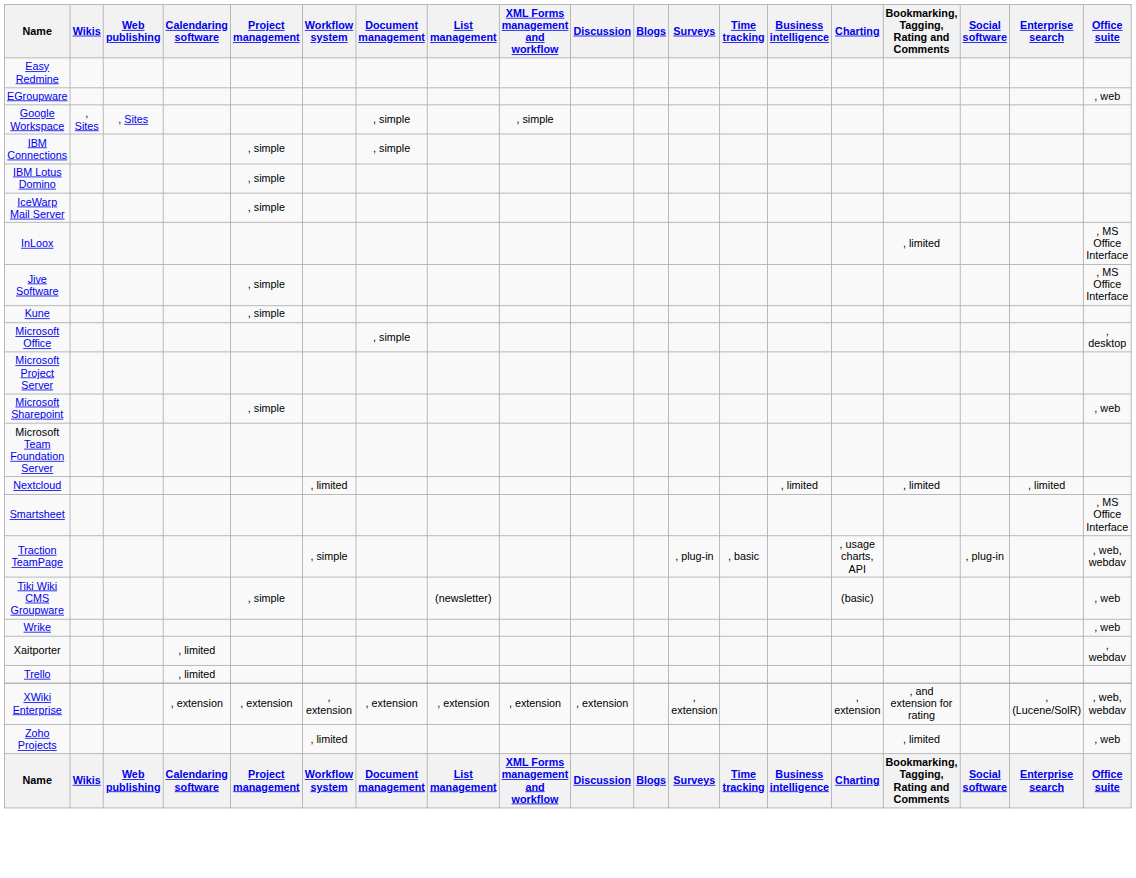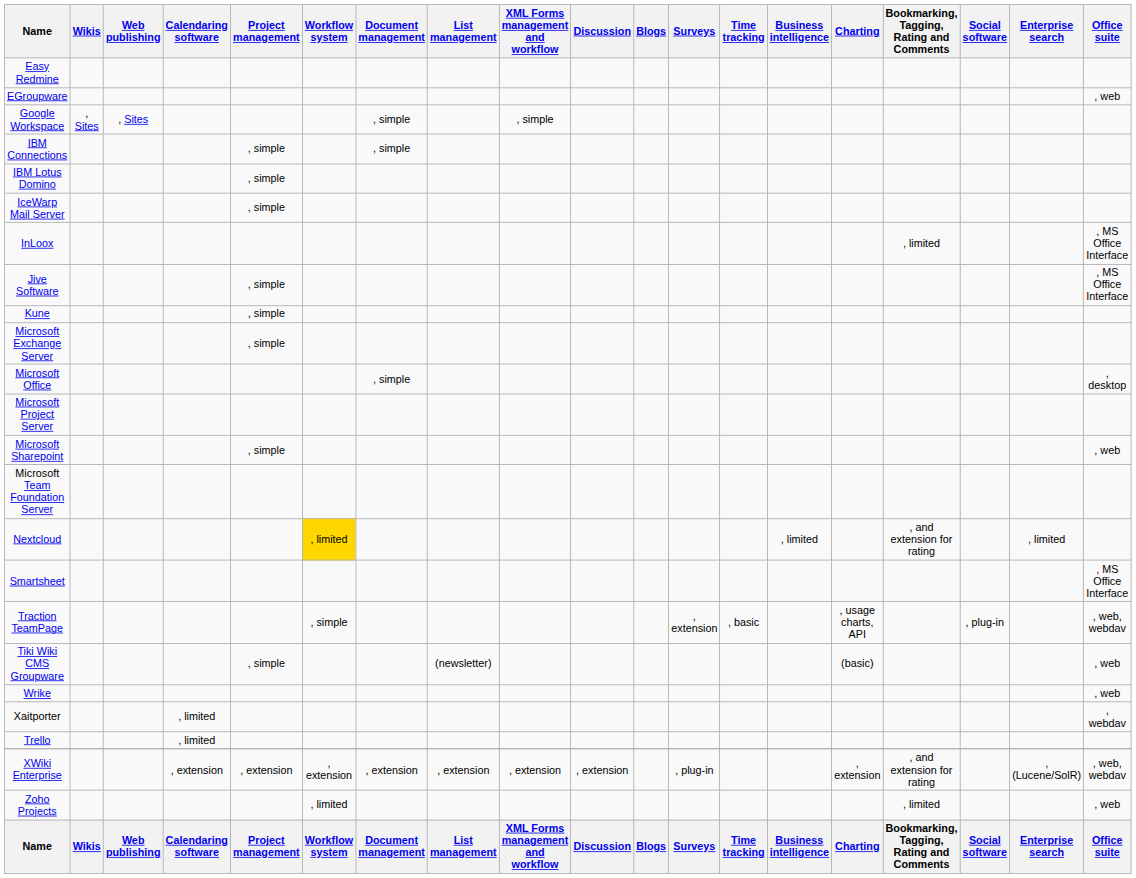+ row: (37, 344)
(329, 486) no background -> (329, 540) gold background
(922, 486) , limited -> (922, 540) , and extension for rating
(694, 557) , plug-in -> (694, 623) , extension
(694, 704) , extension -> (694, 770) , plug-in
